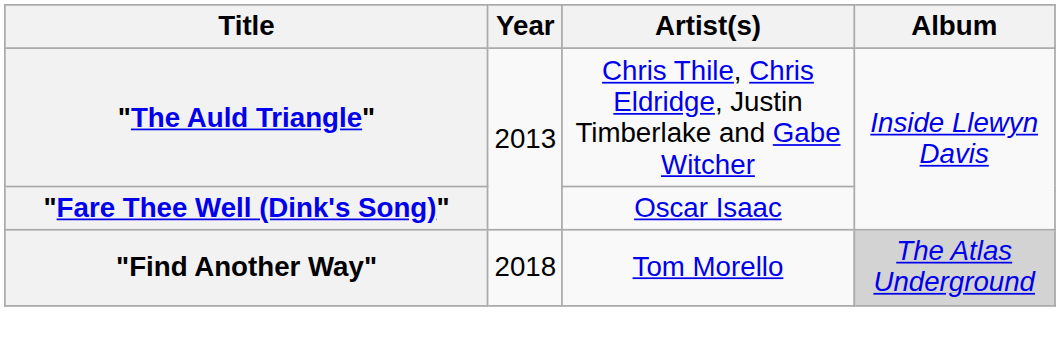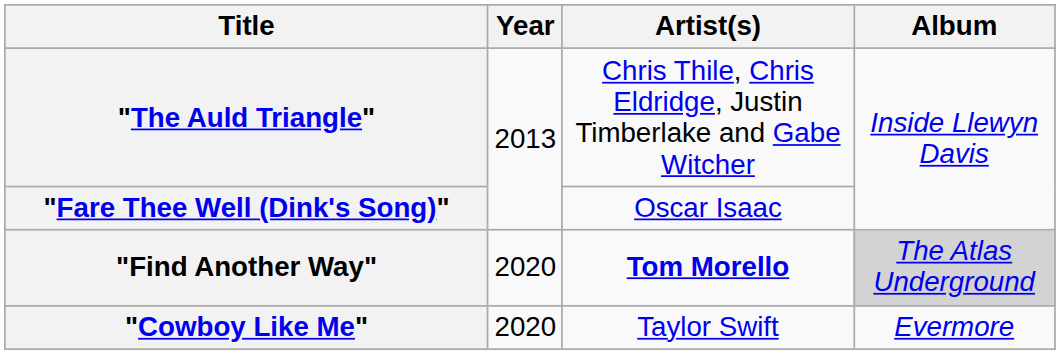(525, 267) 2018 -> (525, 267) 2020
(708, 267) normal -> (708, 267) bold
+ row: (247, 326)
